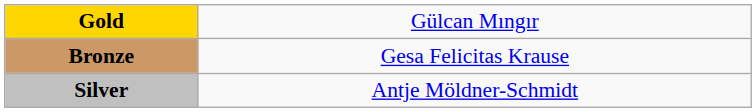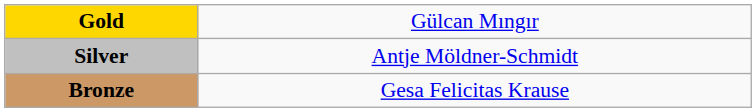rows swapped: (101, 90) <-> (101, 55)
